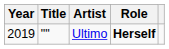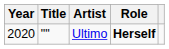(21, 34) 2019 -> (21, 34) 2020
